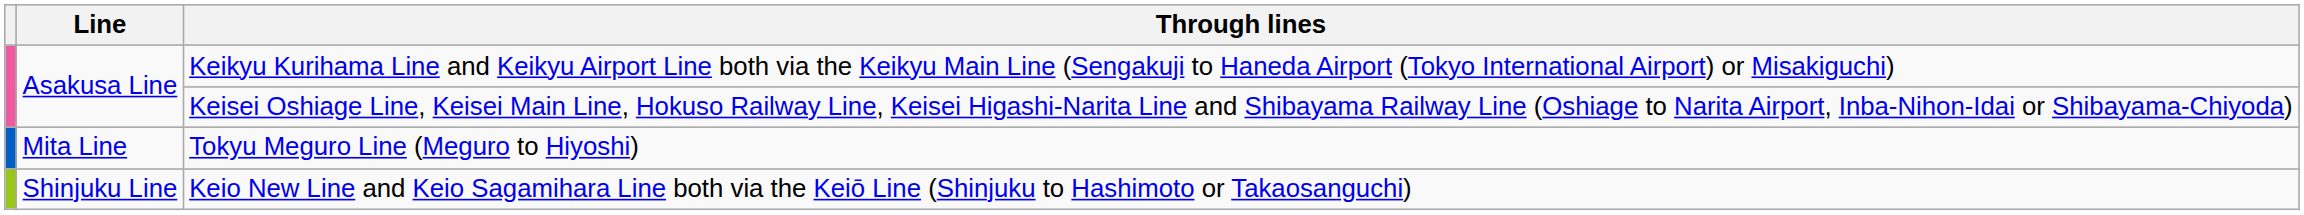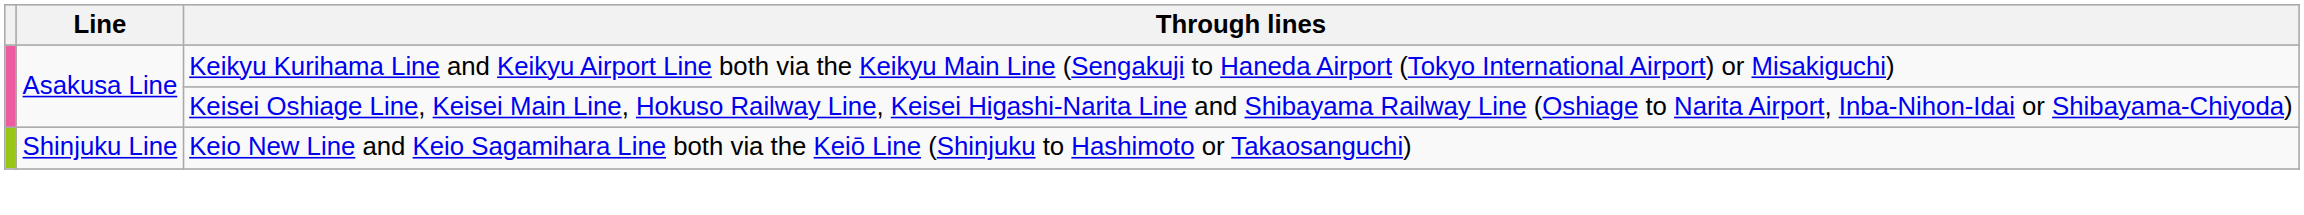- row: (414, 147)
